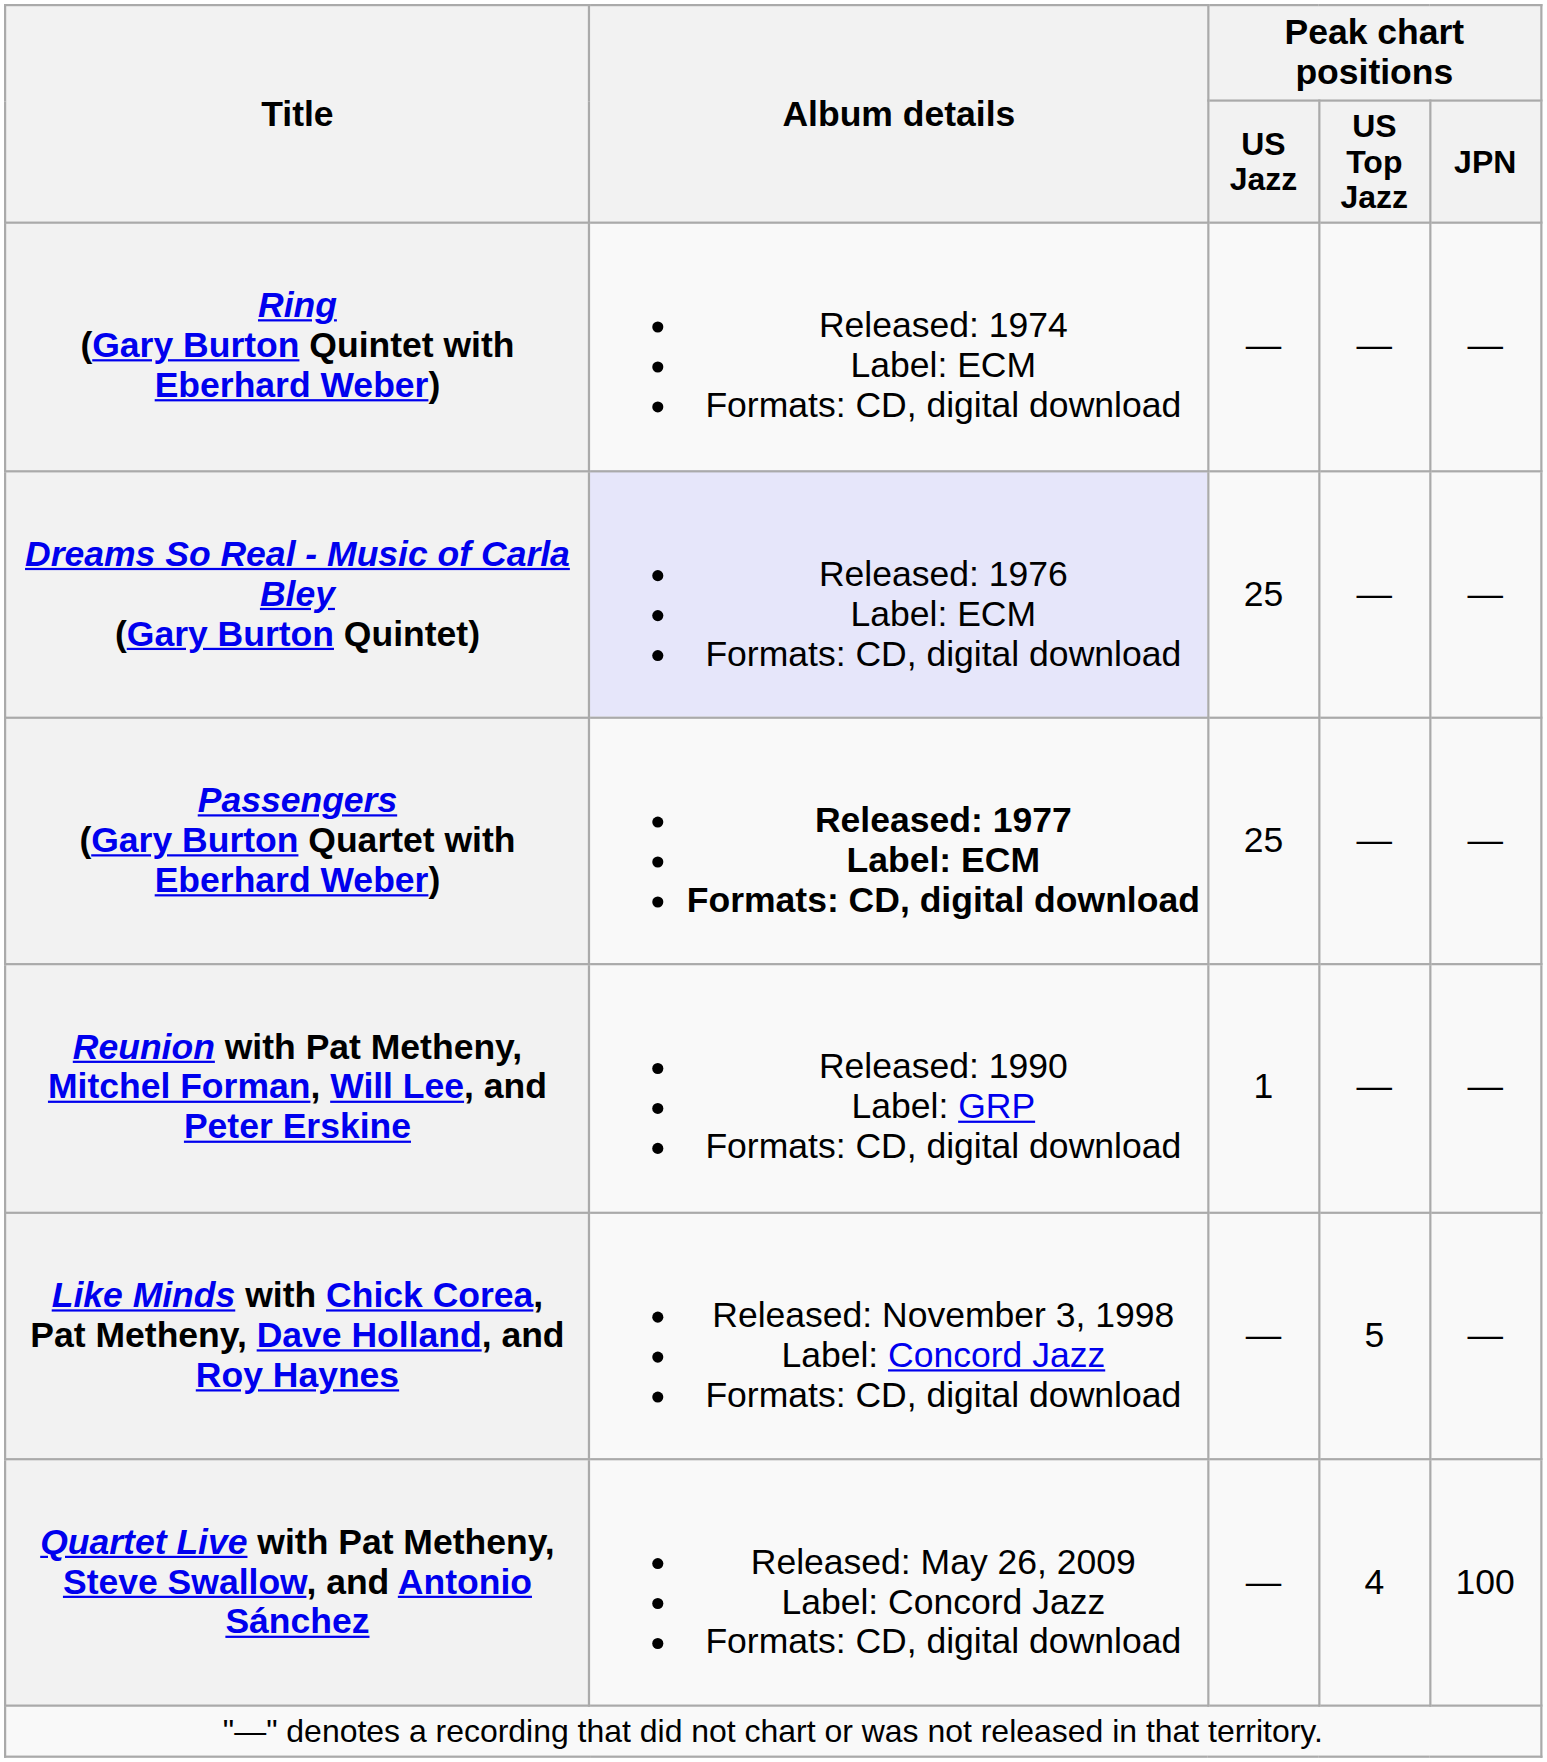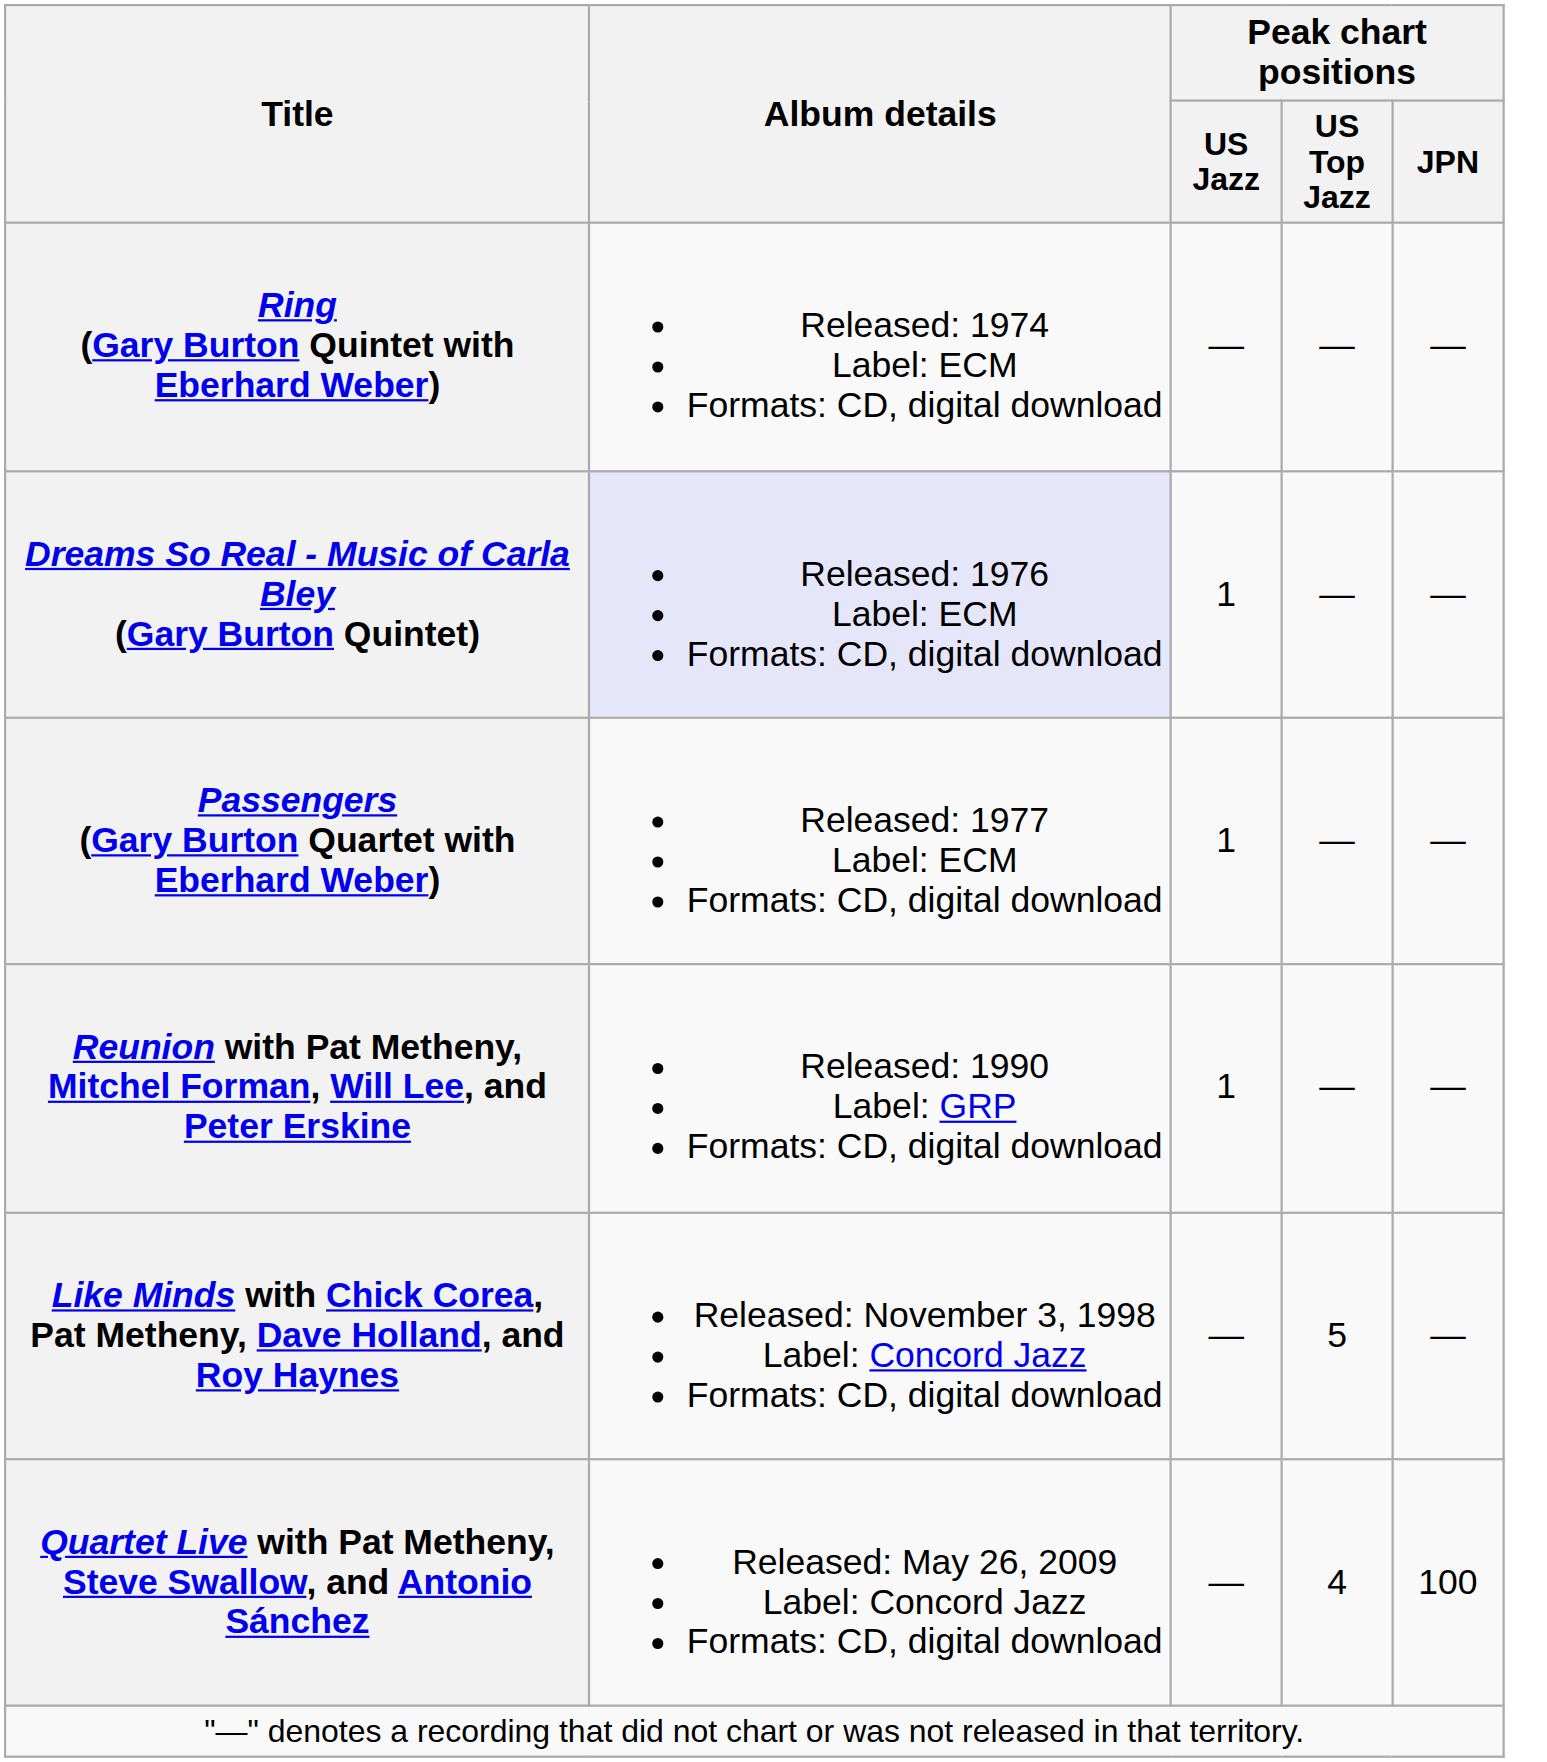(1263, 593) 25 -> (1226, 593) 1
(899, 861) bold -> (880, 861) normal
(1263, 840) 25 -> (1226, 840) 1
